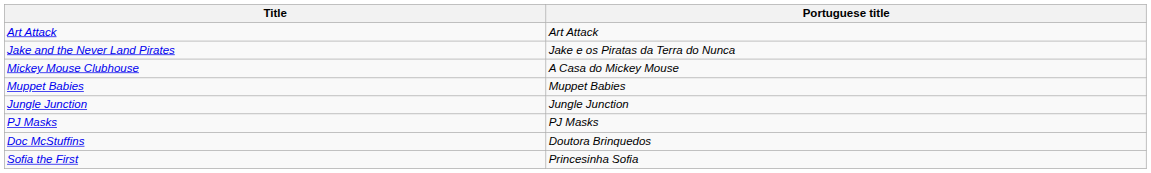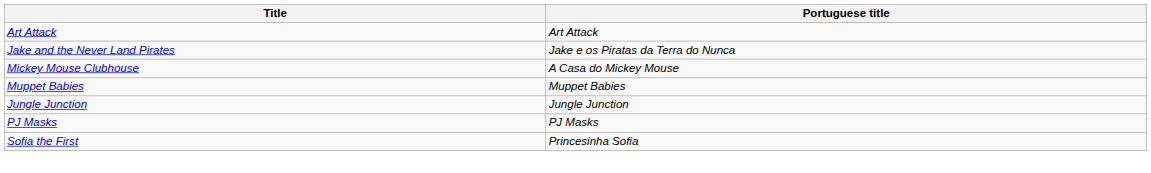- row: (46, 141)
